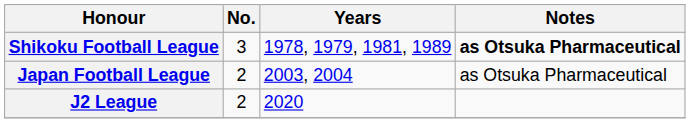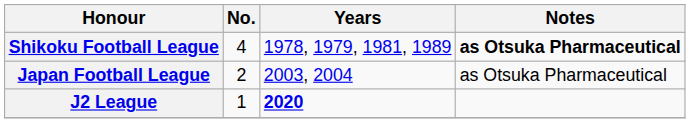(241, 46) 3 -> (241, 46) 4
(241, 103) 2 -> (241, 103) 1
(284, 103) normal -> (284, 103) bold
